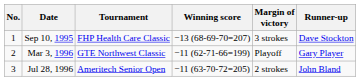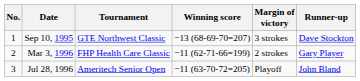(124, 38) FHP Health Care Classic -> (121, 38) GTE Northwest Classic
(121, 53) GTE Northwest Classic -> (124, 53) FHP Health Care Classic
(268, 53) Playoff -> (271, 53) 2 strokes
(271, 69) 2 strokes -> (268, 69) Playoff
